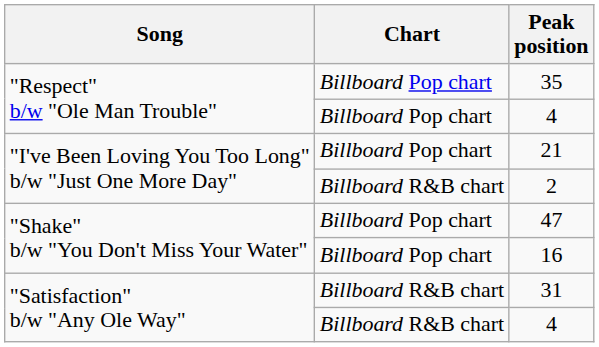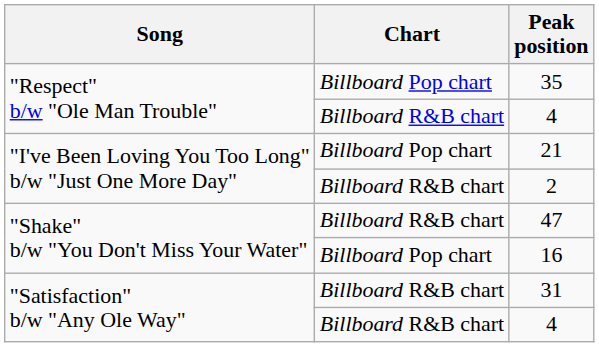(406, 116) Billboard Pop chart -> (412, 116) Billboard R&B chart
(406, 220) Billboard Pop chart -> (412, 220) Billboard R&B chart
